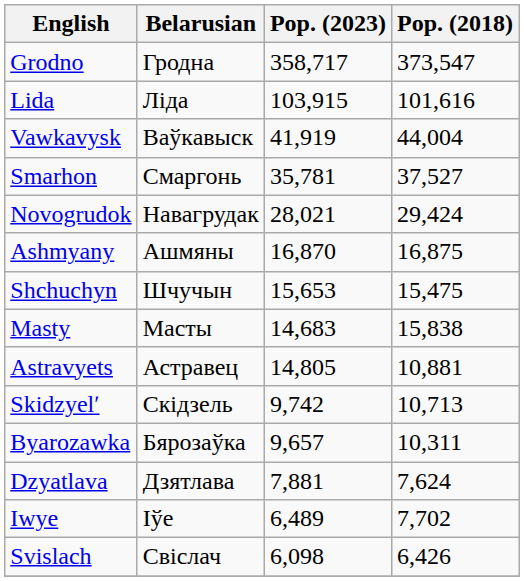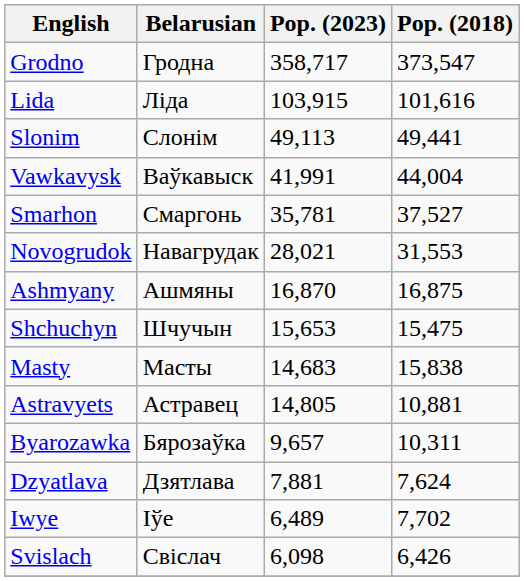+ row: (45, 137)
(303, 137) 41,919 -> (303, 175) 41,991
(430, 213) 29,424 -> (430, 251) 31,553
- row: (55, 404)
